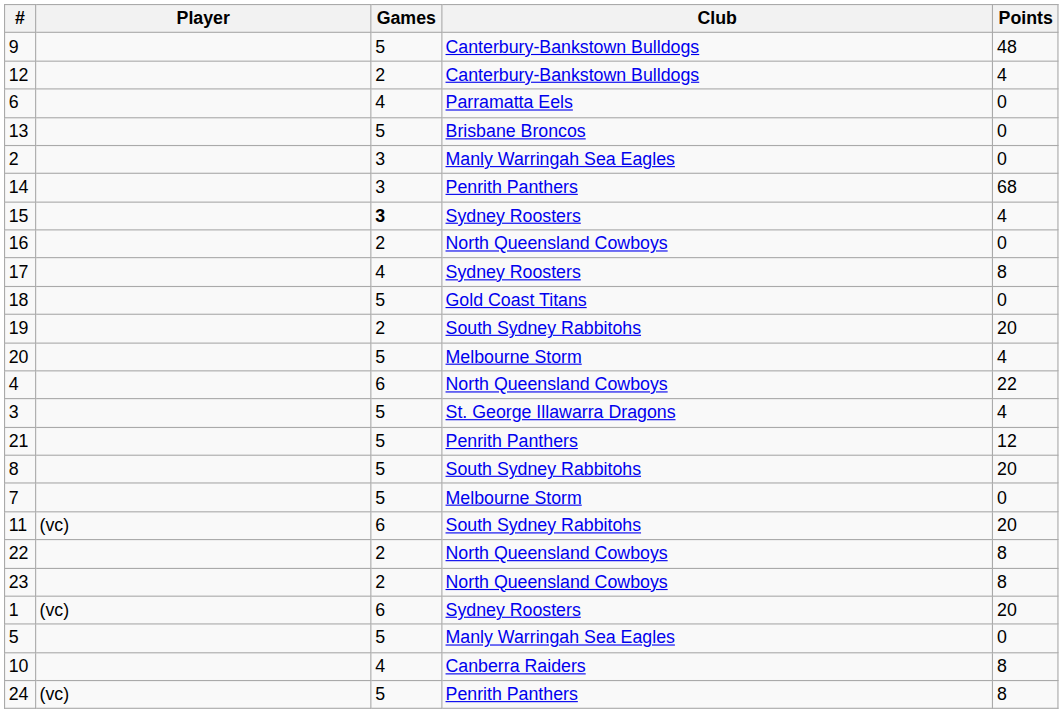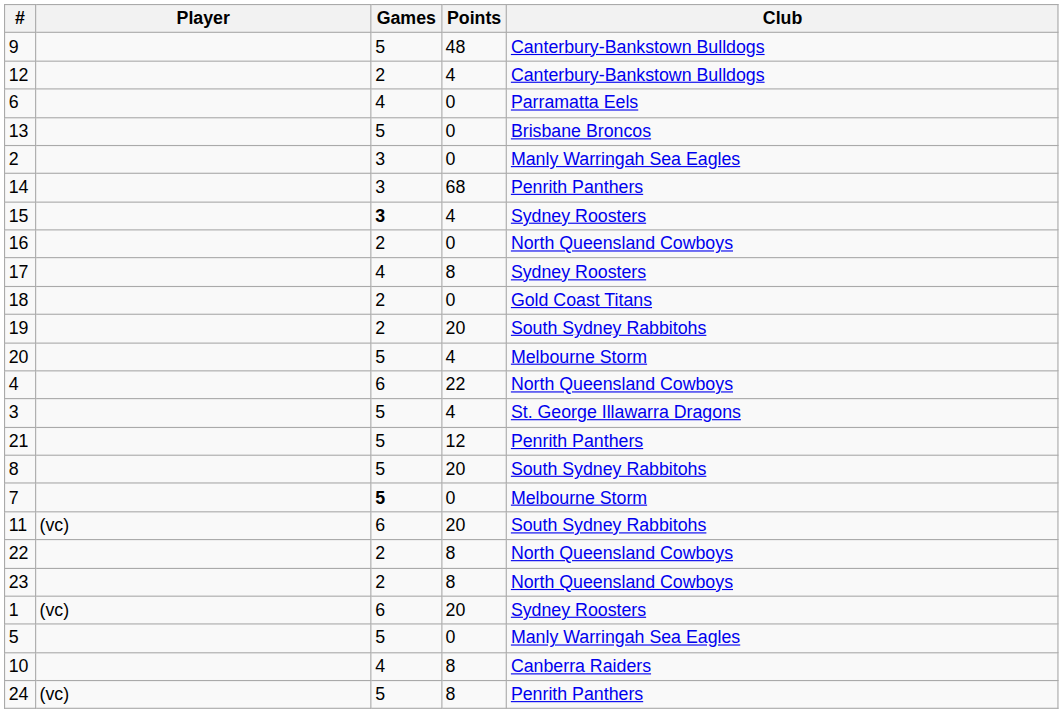columns swapped: (1026, 18) <-> (717, 18)
(380, 300) 5 -> (380, 300) 2
(380, 497) normal -> (380, 497) bold
